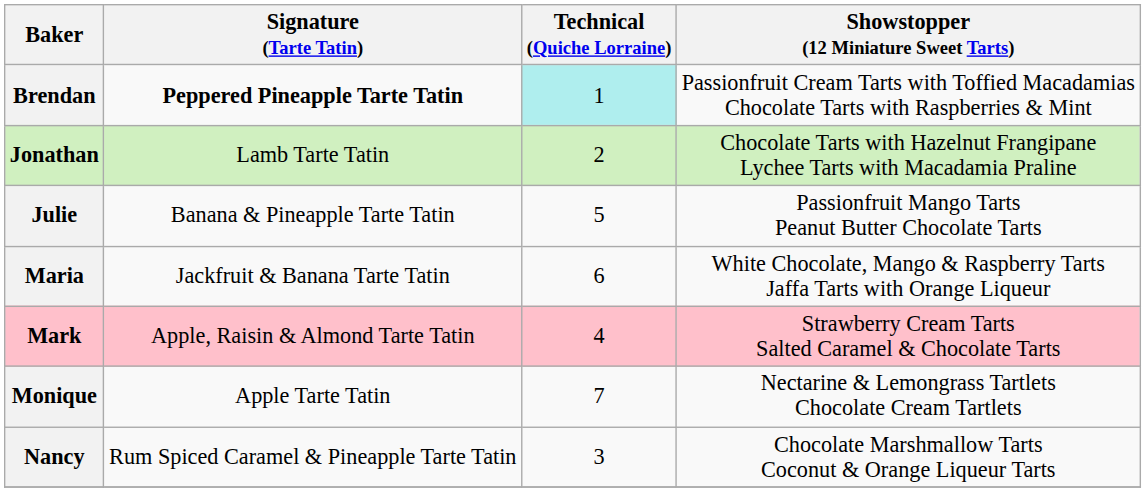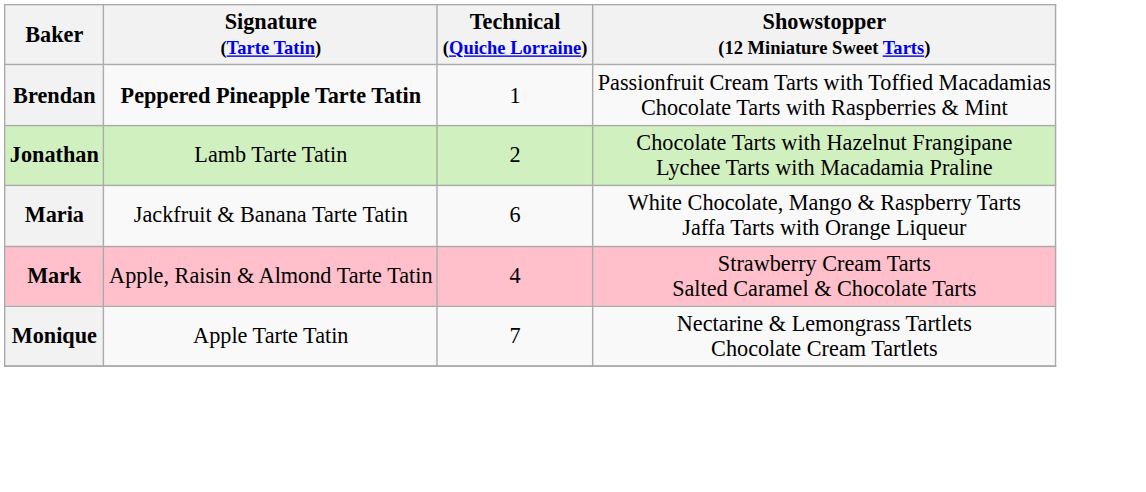(599, 94) paleturquoise background -> (515, 94) no background
- row: (54, 215)
- row: (54, 456)
